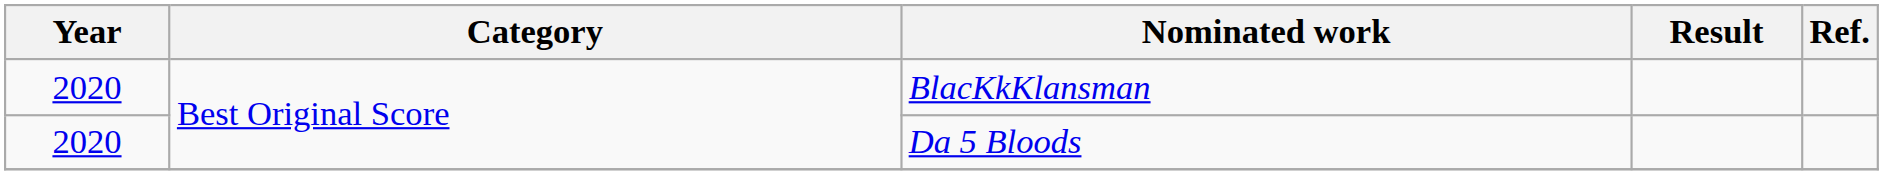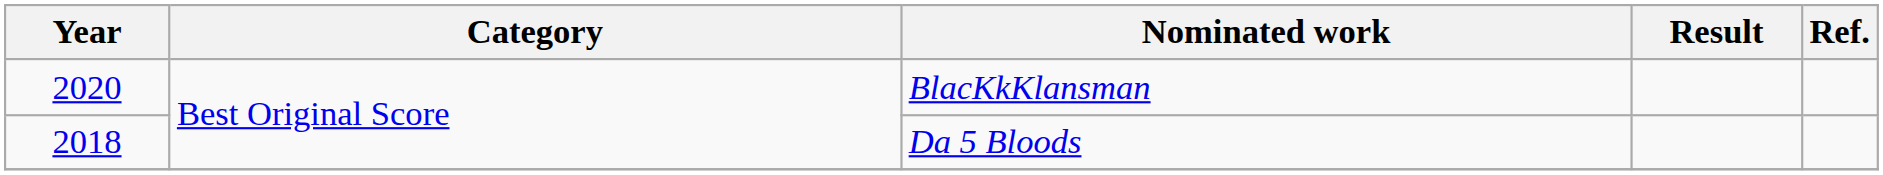(87, 141) 2020 -> (87, 141) 2018
